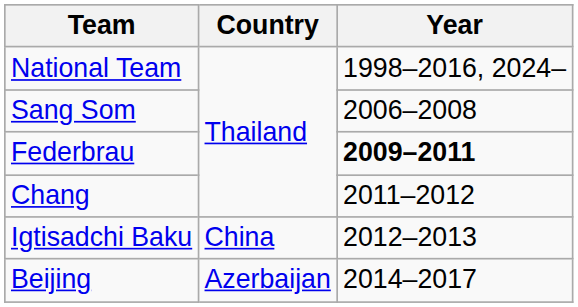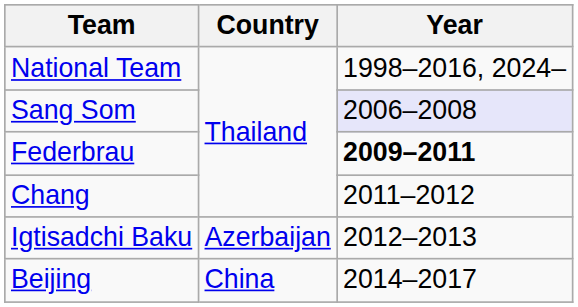(410, 110) no background -> (410, 110) lavender background
(239, 237) China -> (268, 237) Azerbaijan
(268, 279) Azerbaijan -> (239, 279) China
